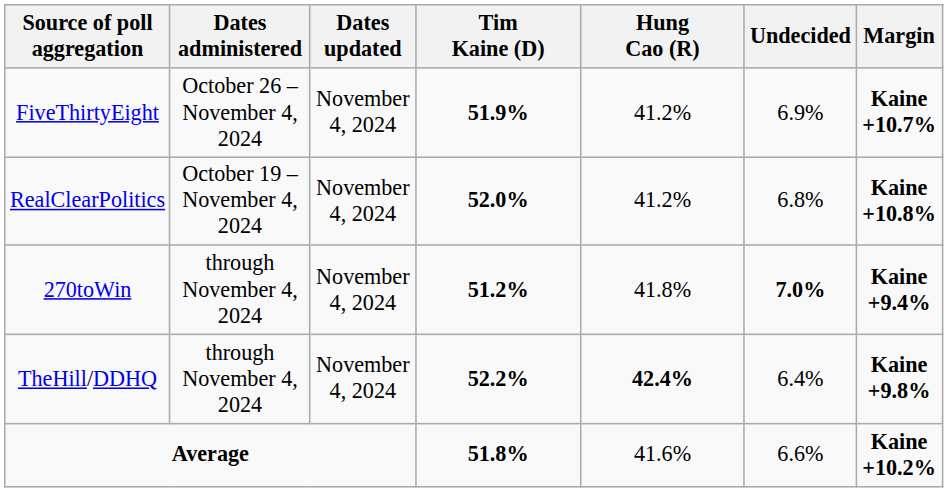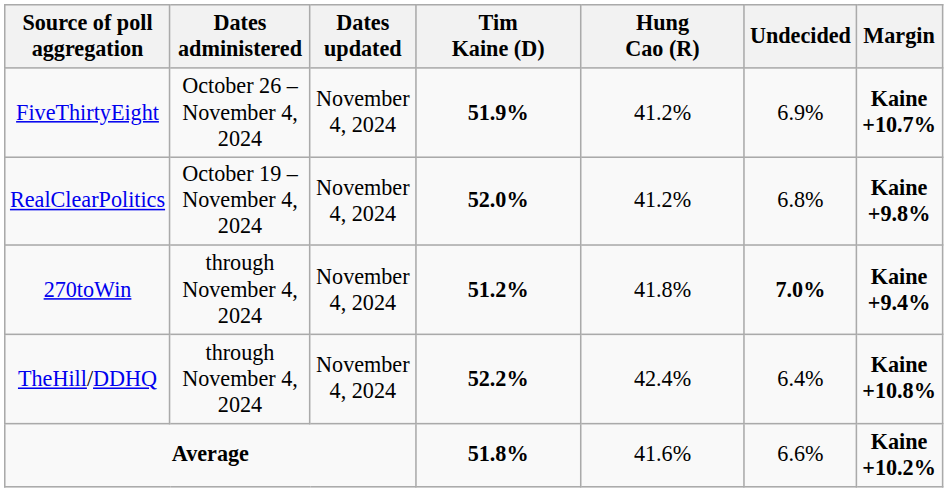(899, 201) Kaine +10.8% -> (899, 201) Kaine +9.8%
(663, 378) bold -> (663, 378) normal
(899, 378) Kaine +9.8% -> (899, 378) Kaine +10.8%
